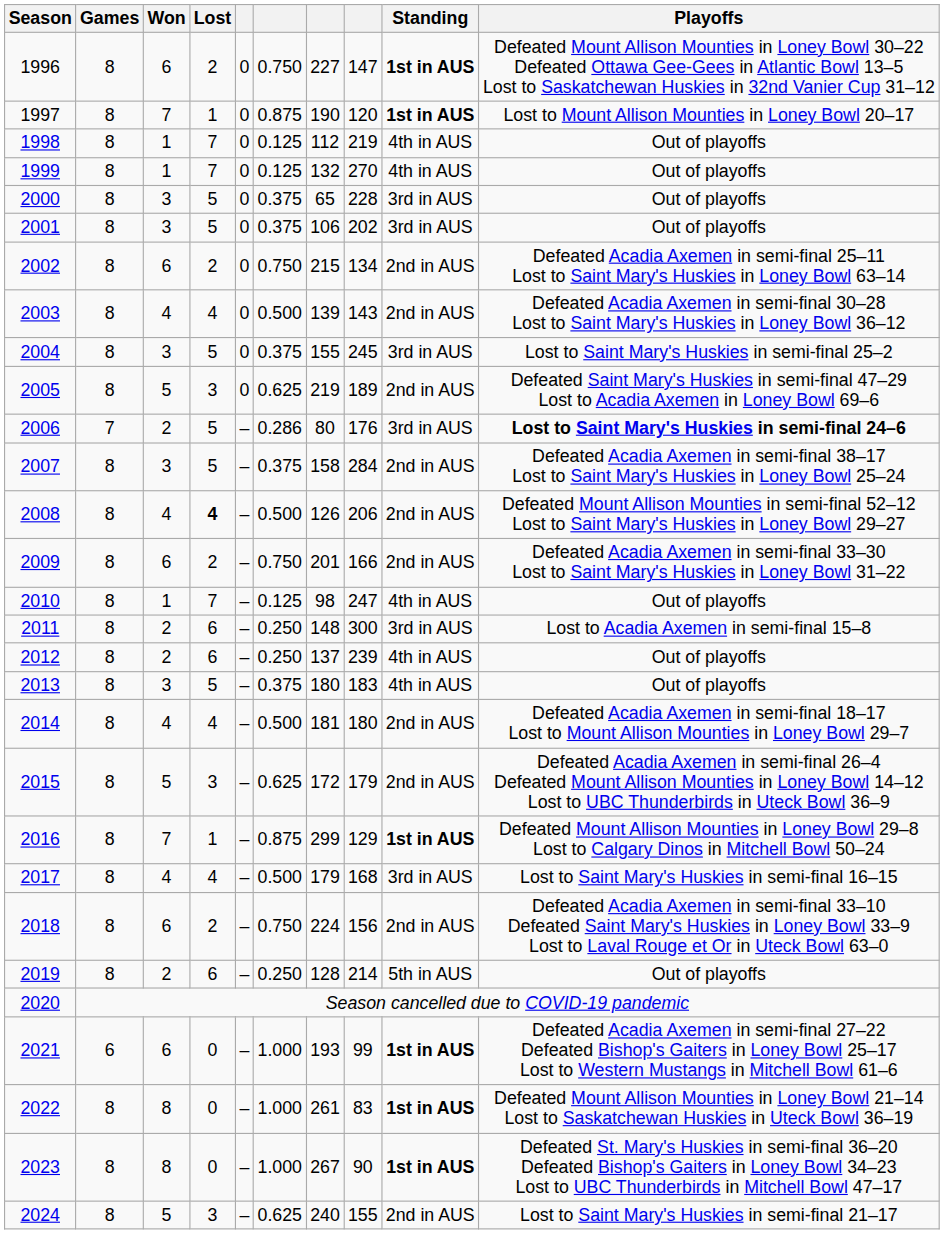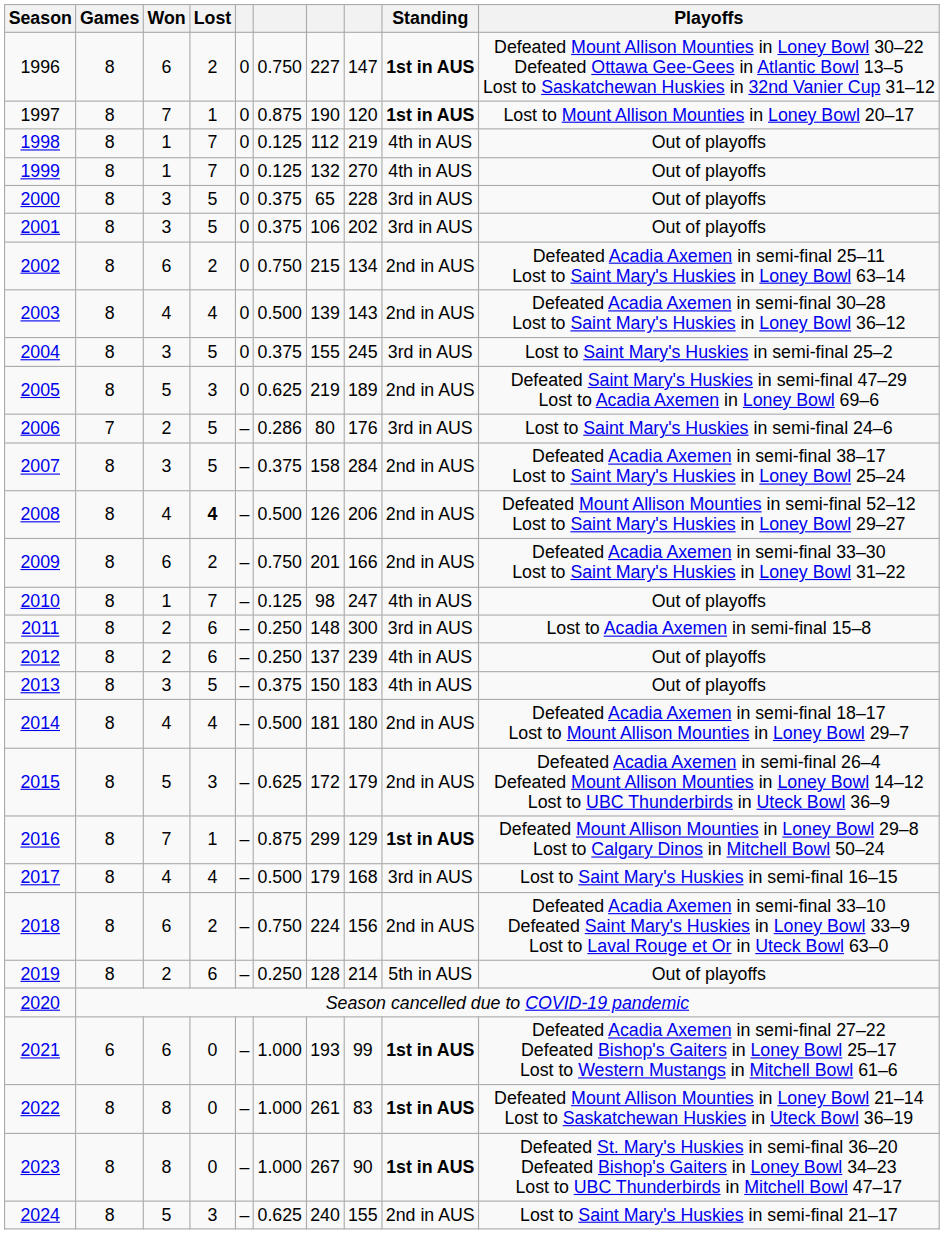(709, 428) bold -> (709, 428) normal
(325, 685) 180 -> (325, 685) 150
